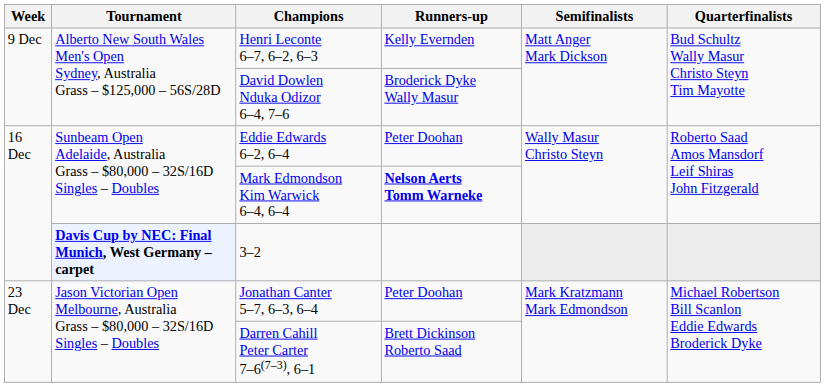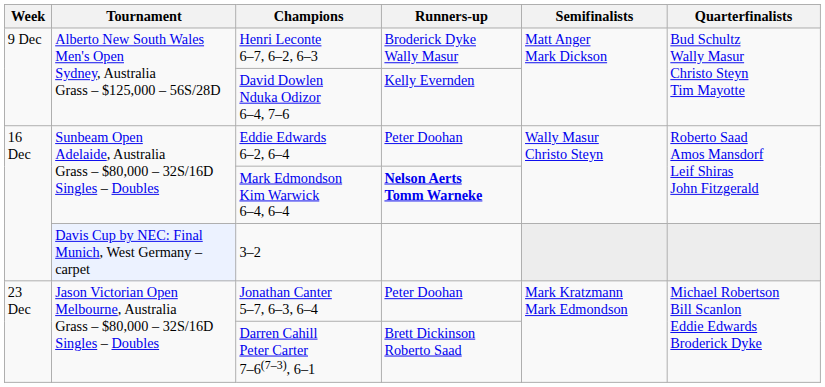(429, 40) Kelly Evernden -> (430, 48) Broderick Dyke Wally Masur
(430, 88) Broderick Dyke Wally Masur -> (429, 80) Kelly Evernden
(134, 252) bold -> (129, 252) normal
